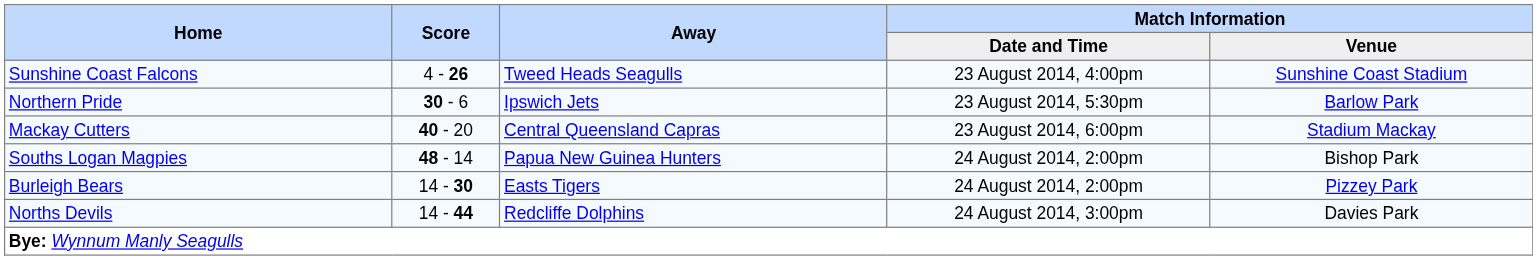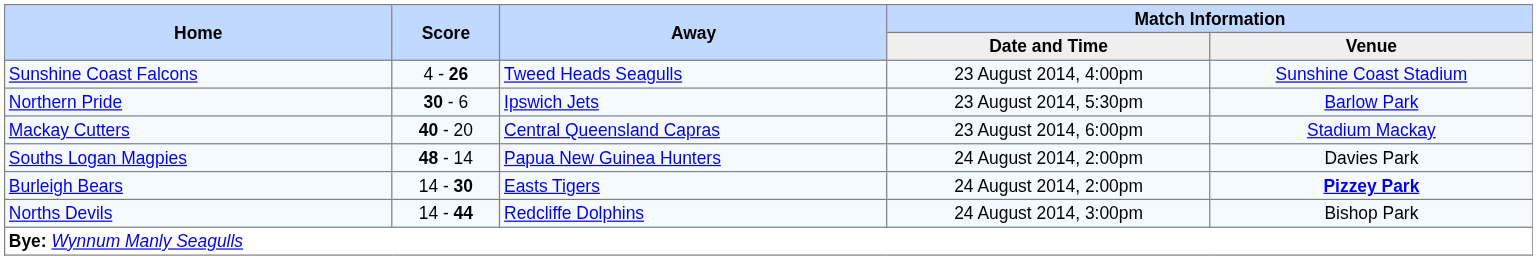(1371, 158) Bishop Park -> (1371, 158) Davies Park
(1371, 186) normal -> (1371, 186) bold
(1371, 213) Davies Park -> (1371, 213) Bishop Park
